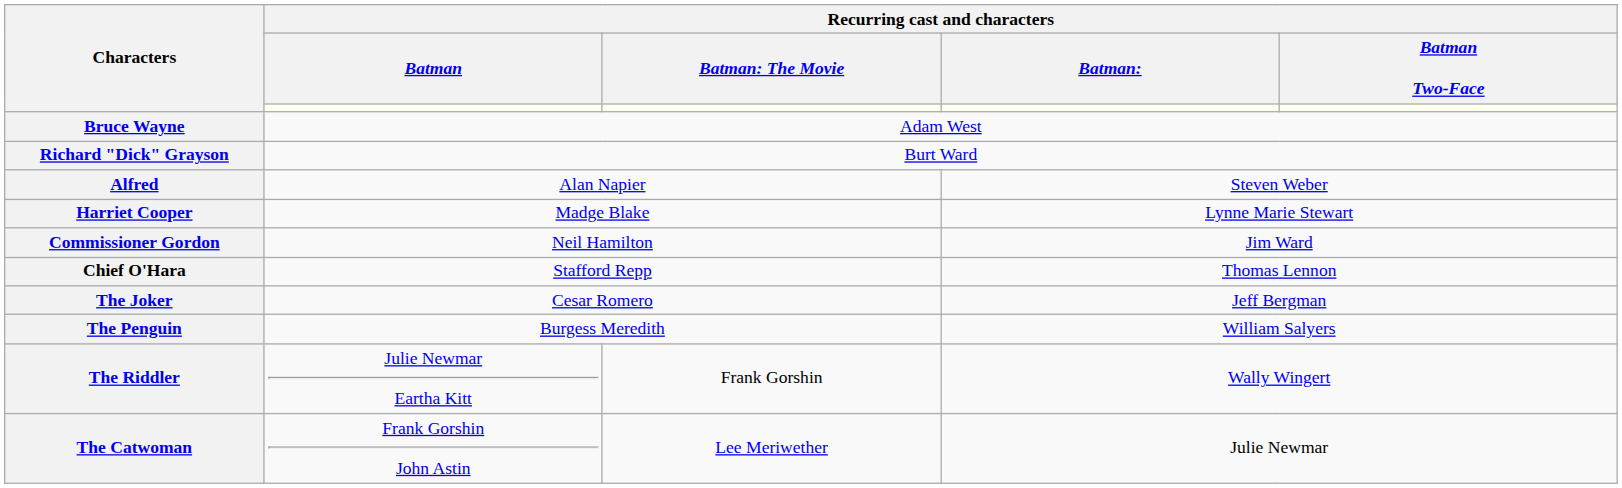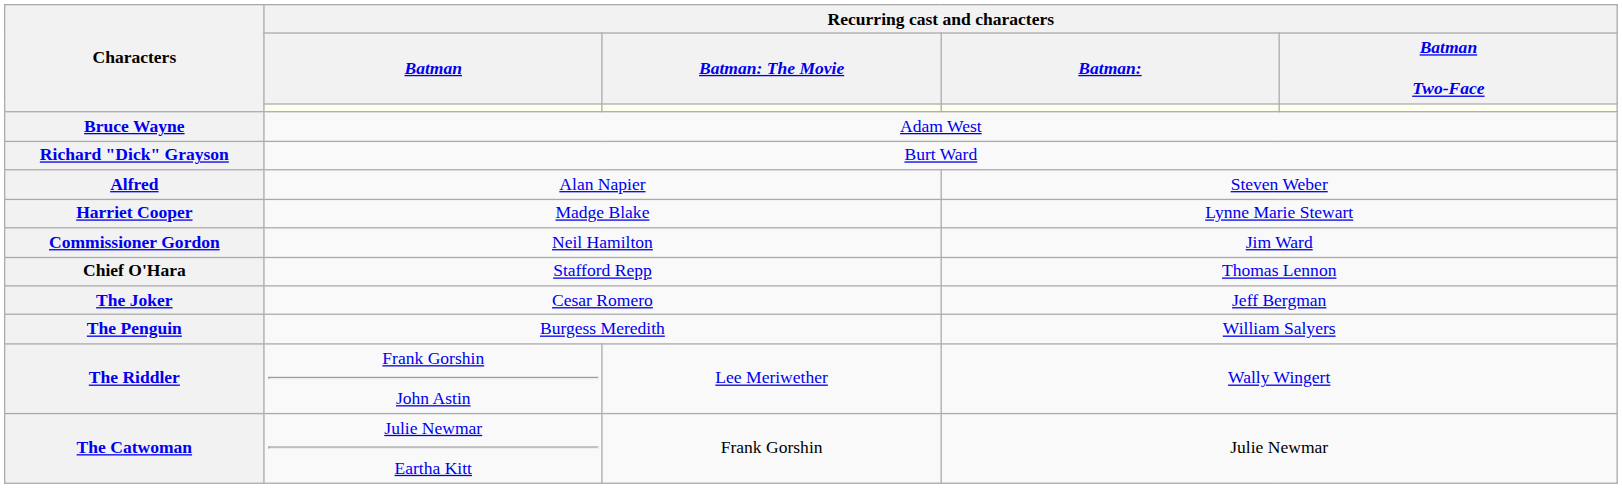(433, 377) Julie Newmar Eartha Kitt -> (433, 377) Frank Gorshin John Astin
(772, 377) Frank Gorshin -> (772, 377) Lee Meriwether
(433, 447) Frank Gorshin John Astin -> (433, 447) Julie Newmar Eartha Kitt
(772, 447) Lee Meriwether -> (772, 447) Frank Gorshin
